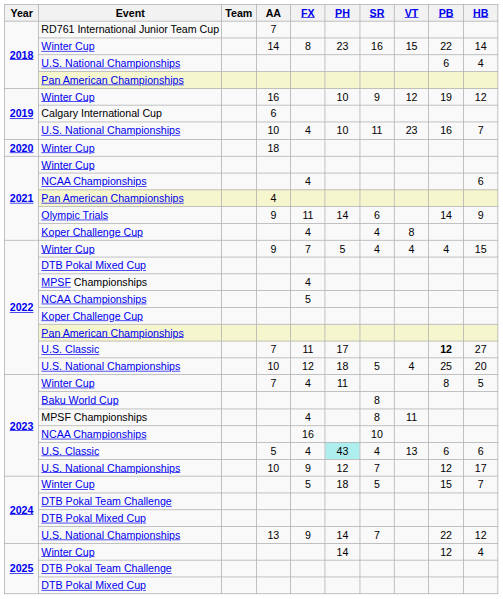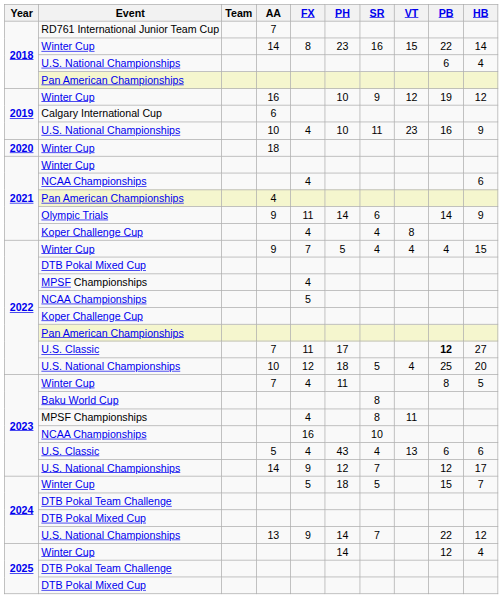(481, 131) 7 -> (481, 131) 9
(342, 451) paleturquoise background -> (342, 451) no background
(273, 468) 10 -> (273, 468) 14
